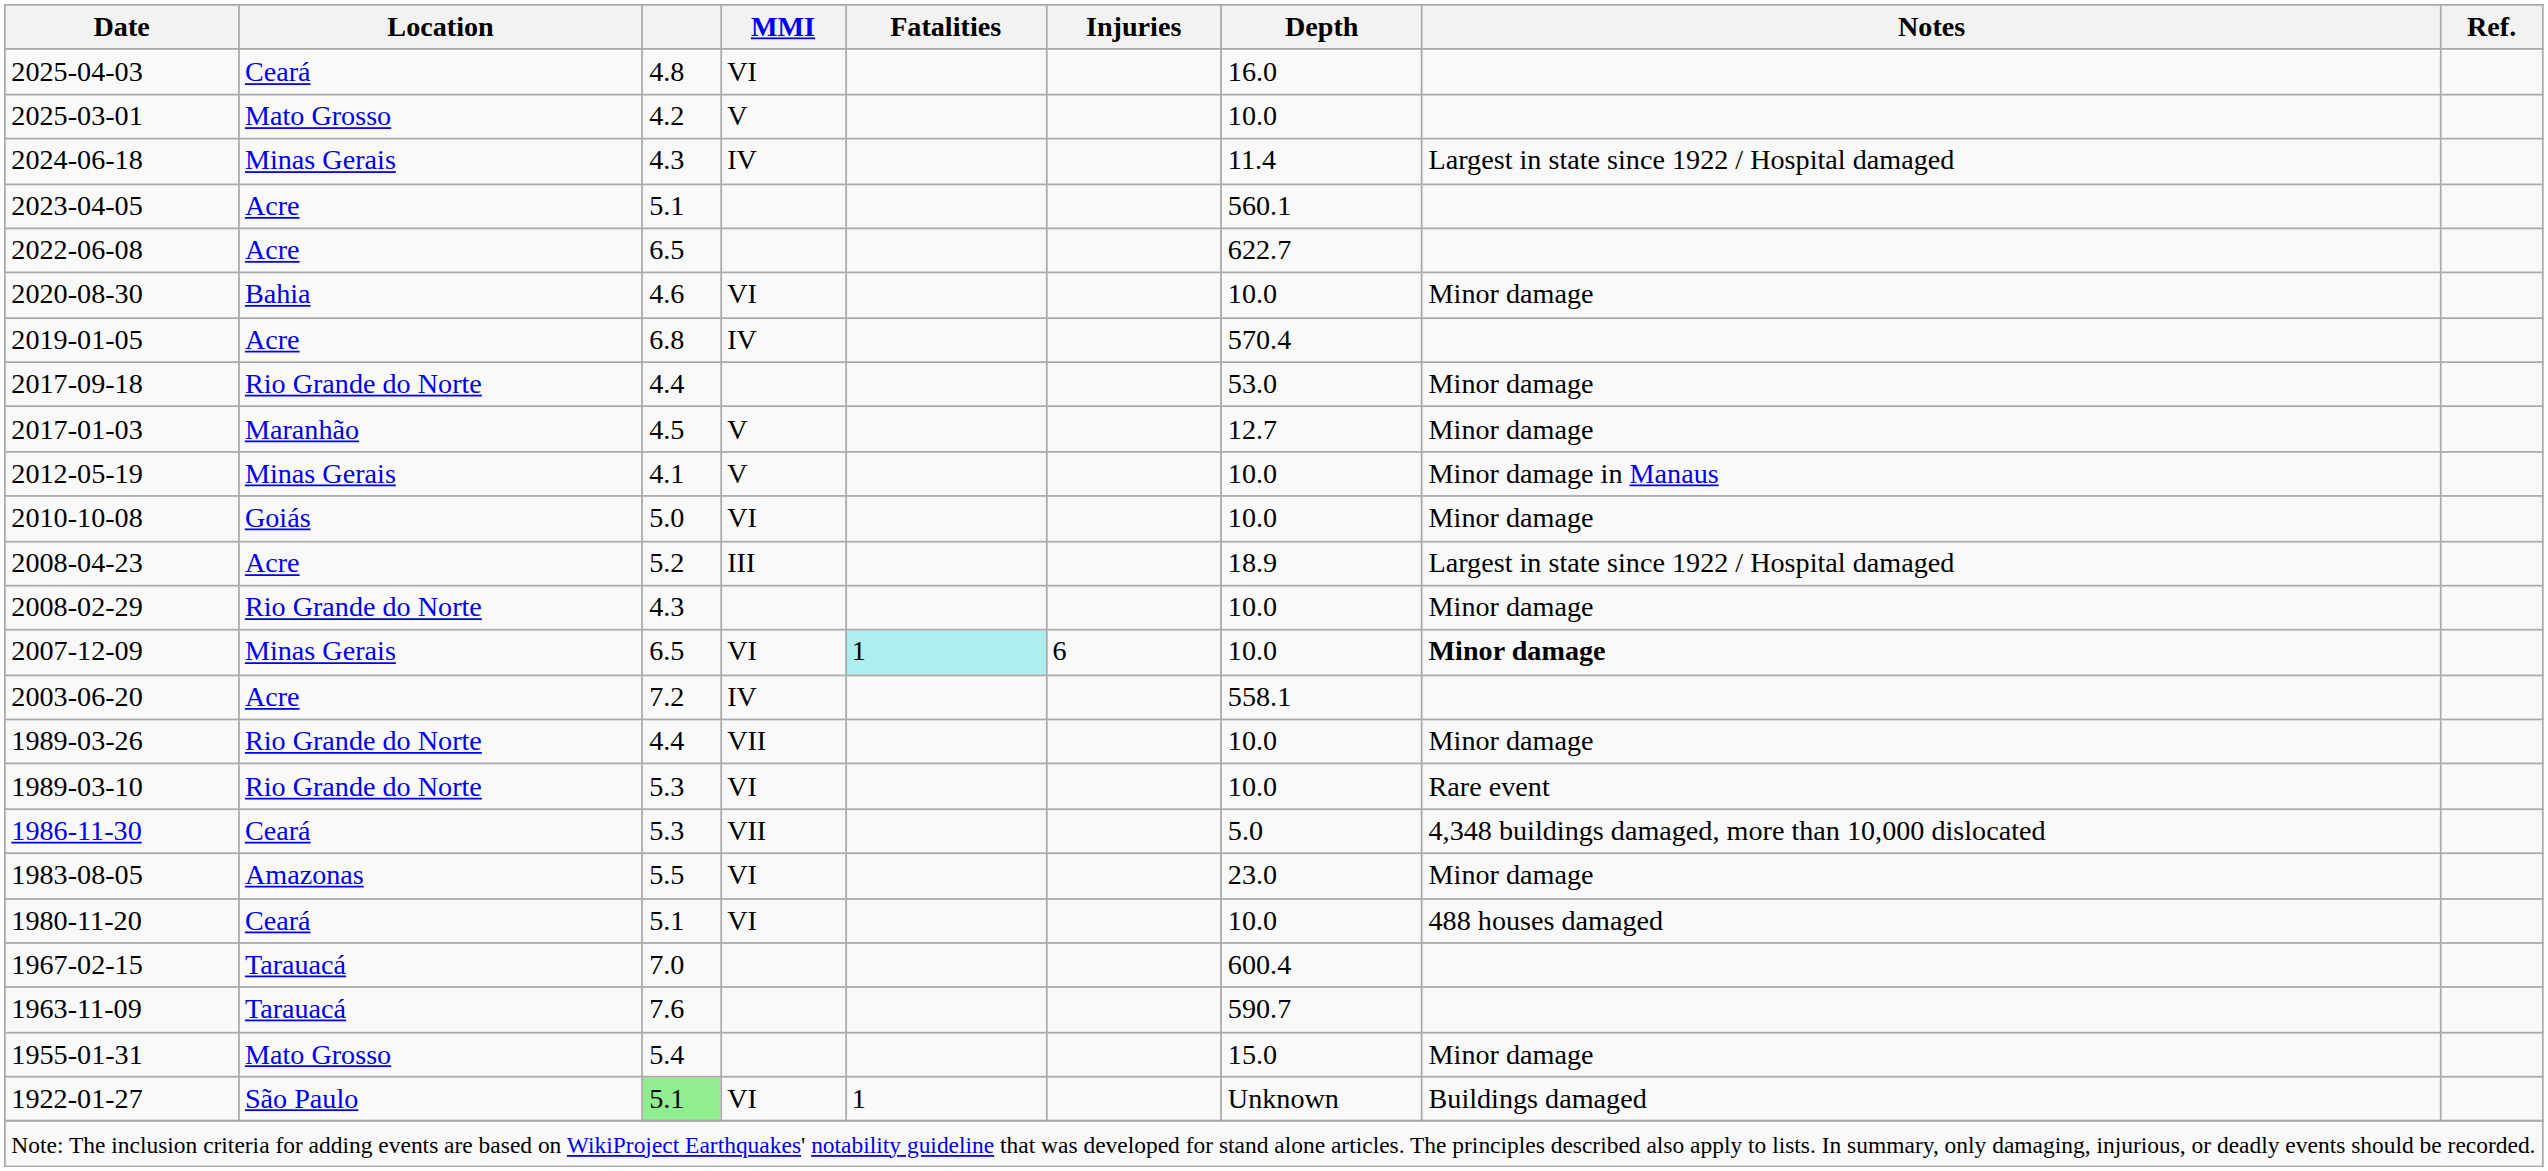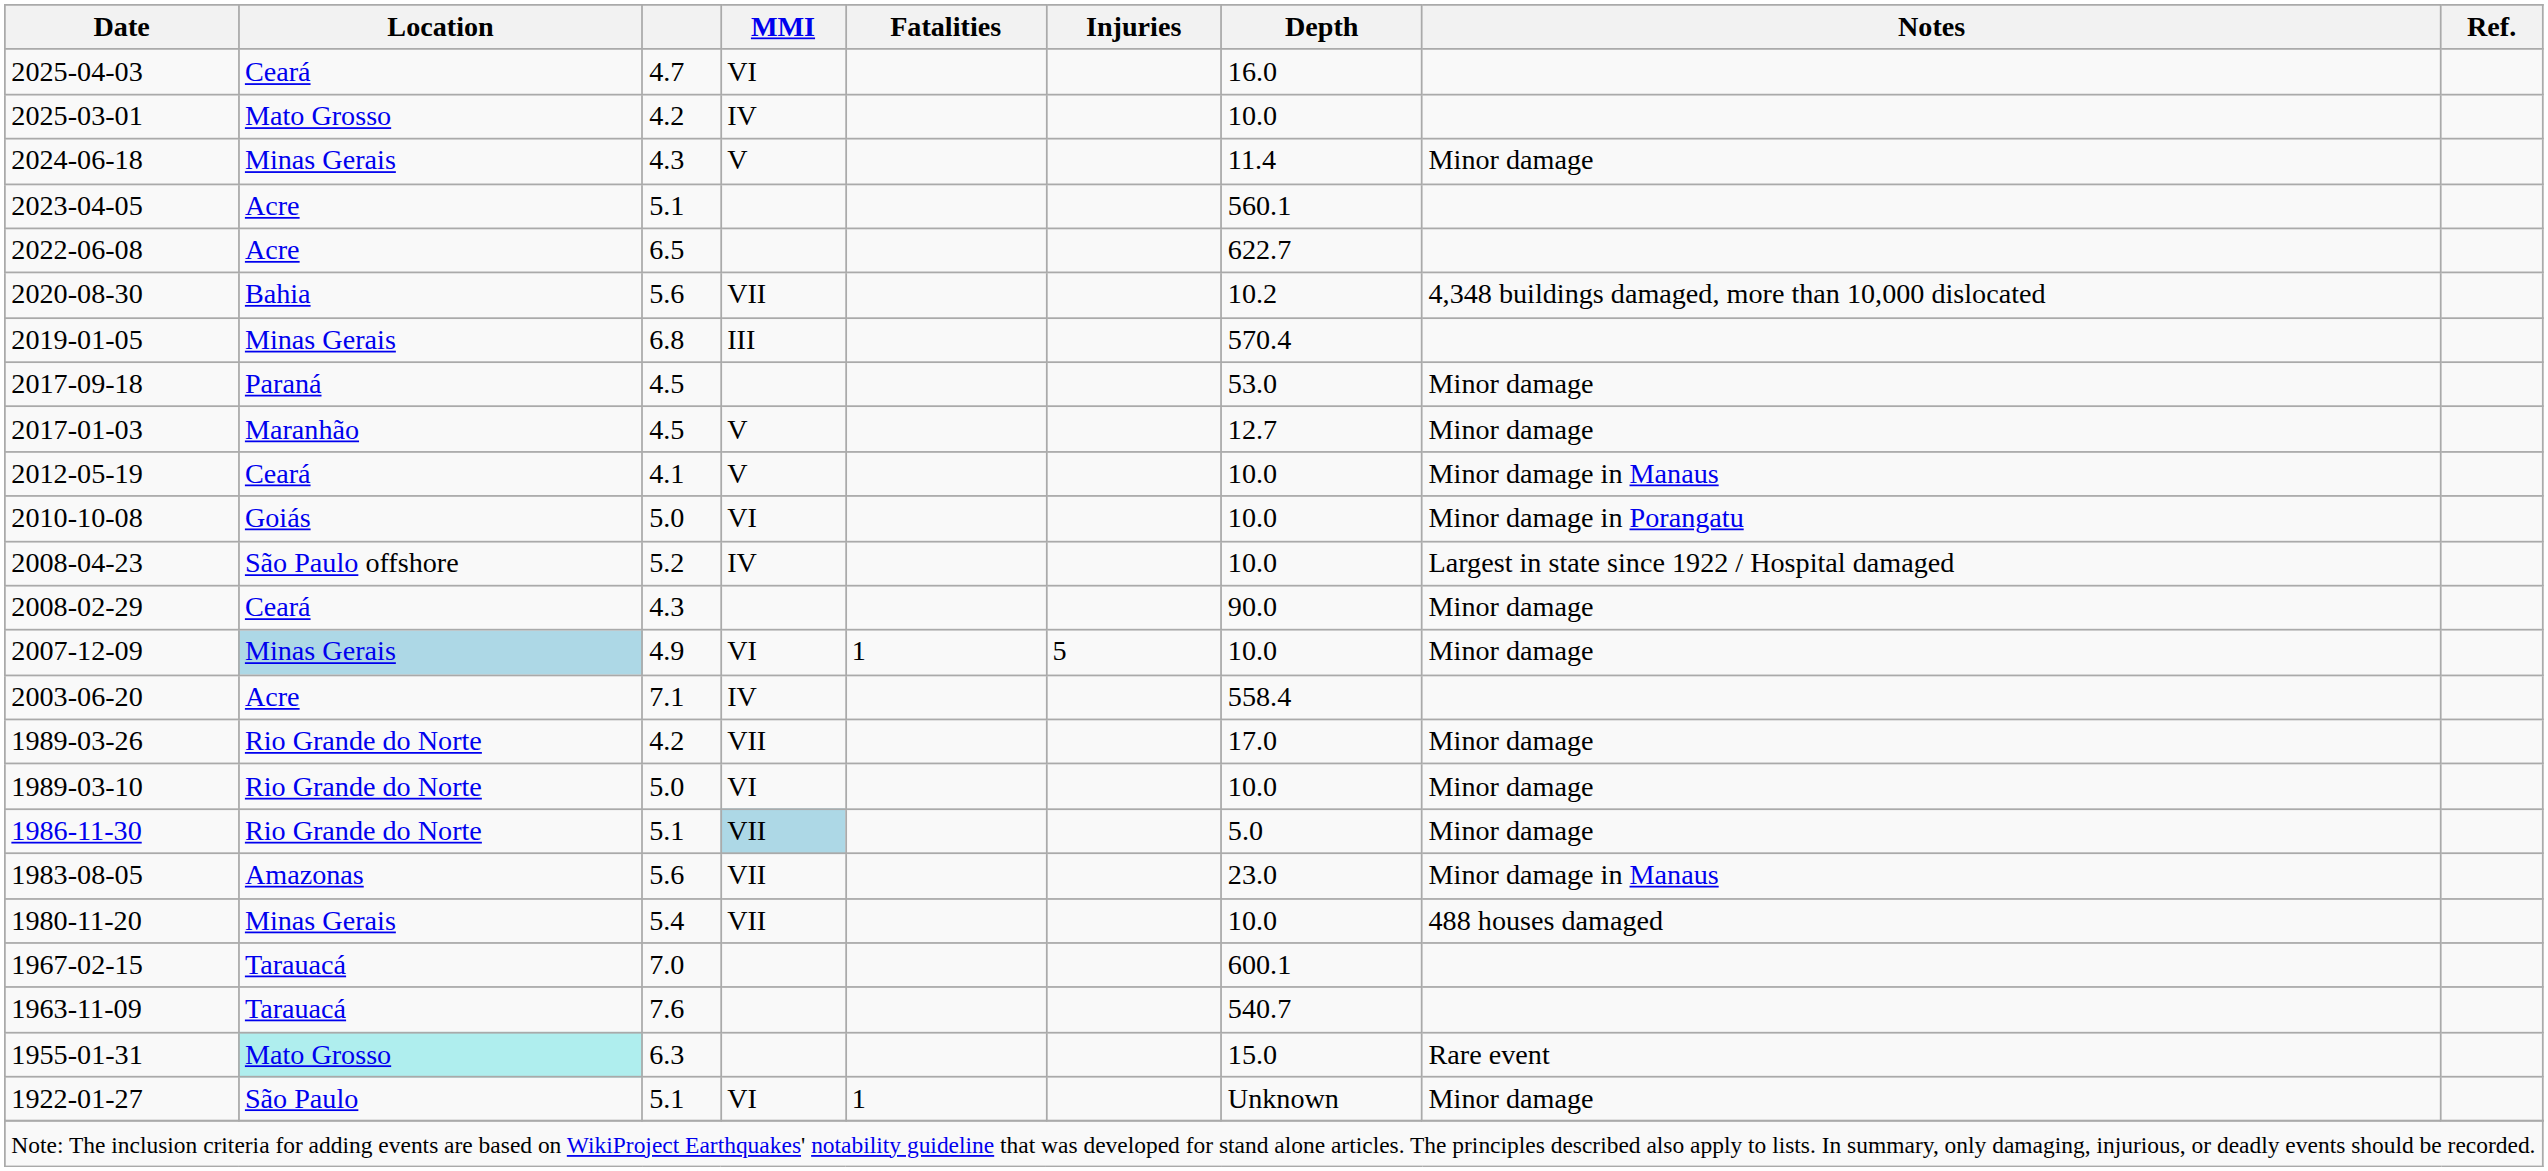(667, 71) 4.8 -> (667, 71) 4.7
(737, 116) V -> (742, 116) IV
(742, 160) IV -> (737, 160) V
(1691, 160) Largest in state since 1922 / Hospital damaged -> (1511, 160) Minor damage
(667, 294) 4.6 -> (667, 294) 5.6
(742, 294) VI -> (747, 294) VII
(1252, 294) 10.0 -> (1252, 294) 10.2
(1511, 294) Minor damage -> (1737, 294) 4,348 buildings damaged, more than 10,000 dislocated
(272, 339) Acre -> (320, 339) Minas Gerais
(742, 339) IV -> (741, 339) III
(363, 384) Rio Grande do Norte -> (283, 384) Paraná
(667, 384) 4.4 -> (667, 384) 4.5
(320, 473) Minas Gerais -> (278, 473) Ceará
(1511, 518) Minor damage -> (1586, 518) Minor damage in Porangatu
(272, 562) Acre -> (352, 562) São Paulo offshore
(741, 562) III -> (742, 562) IV
(1252, 562) 18.9 -> (1252, 562) 10.0
(363, 607) Rio Grande do Norte -> (278, 607) Ceará
(1252, 607) 10.0 -> (1252, 607) 90.0
(320, 652) no background -> (320, 652) lightblue background
(667, 652) 6.5 -> (667, 652) 4.9
(859, 652) paleturquoise background -> (859, 652) no background
(1060, 652) 6 -> (1060, 652) 5
(1517, 652) bold -> (1511, 652) normal
(667, 696) 7.2 -> (667, 696) 7.1
(1260, 696) 558.1 -> (1260, 696) 558.4
(667, 741) 4.4 -> (667, 741) 4.2
(1252, 741) 10.0 -> (1252, 741) 17.0
(667, 786) 5.3 -> (667, 786) 5.0
(1489, 786) Rare event -> (1511, 786) Minor damage
(278, 830) Ceará -> (363, 830) Rio Grande do Norte
(667, 830) 5.3 -> (667, 830) 5.1
(747, 830) no background -> (747, 830) lightblue background
(1737, 830) 4,348 buildings damaged, more than 10,000 dislocated -> (1511, 830) Minor damage
(667, 875) 5.5 -> (667, 875) 5.6
(742, 875) VI -> (747, 875) VII
(1511, 875) Minor damage -> (1574, 875) Minor damage in Manaus
(278, 920) Ceará -> (320, 920) Minas Gerais
(667, 920) 5.1 -> (667, 920) 5.4
(742, 920) VI -> (747, 920) VII
(1260, 964) 600.4 -> (1260, 964) 600.1
(1260, 1009) 590.7 -> (1260, 1009) 540.7
(318, 1054) no background -> (318, 1054) paleturquoise background
(667, 1054) 5.4 -> (667, 1054) 6.3
(1511, 1054) Minor damage -> (1489, 1054) Rare event
(667, 1098) lightgreen background -> (667, 1098) no background
(1538, 1098) Buildings damaged -> (1511, 1098) Minor damage
